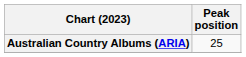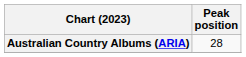(216, 43) 25 -> (216, 43) 28
